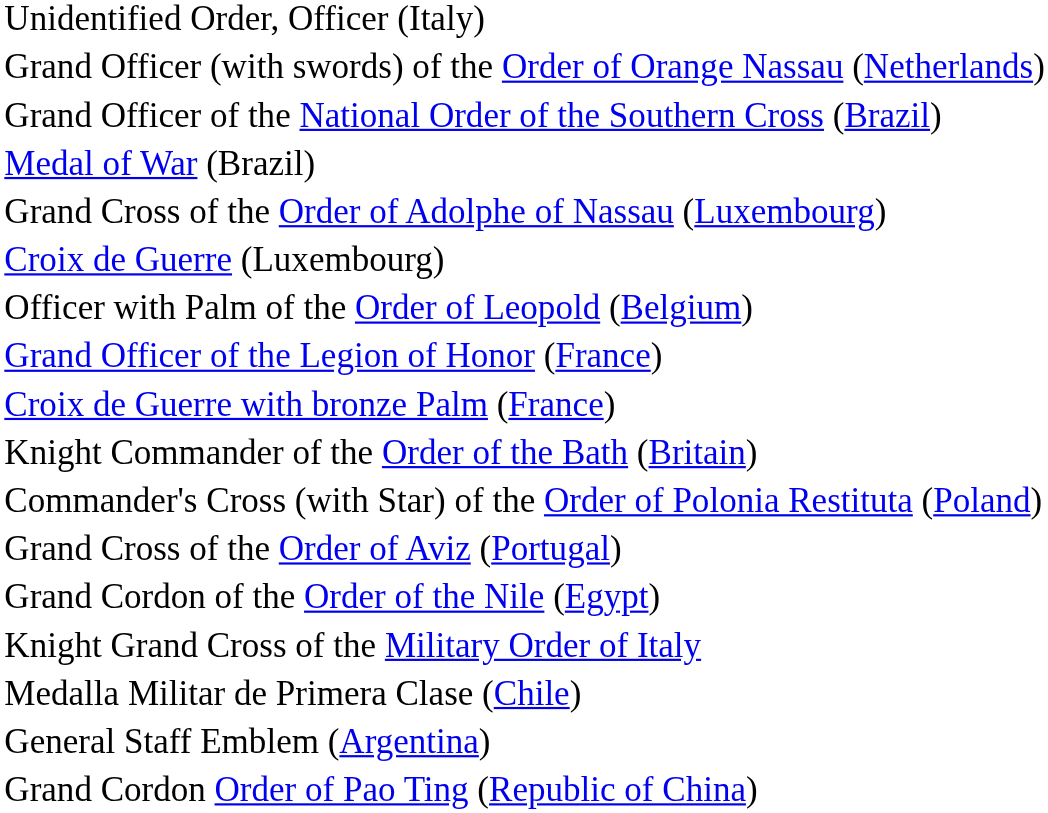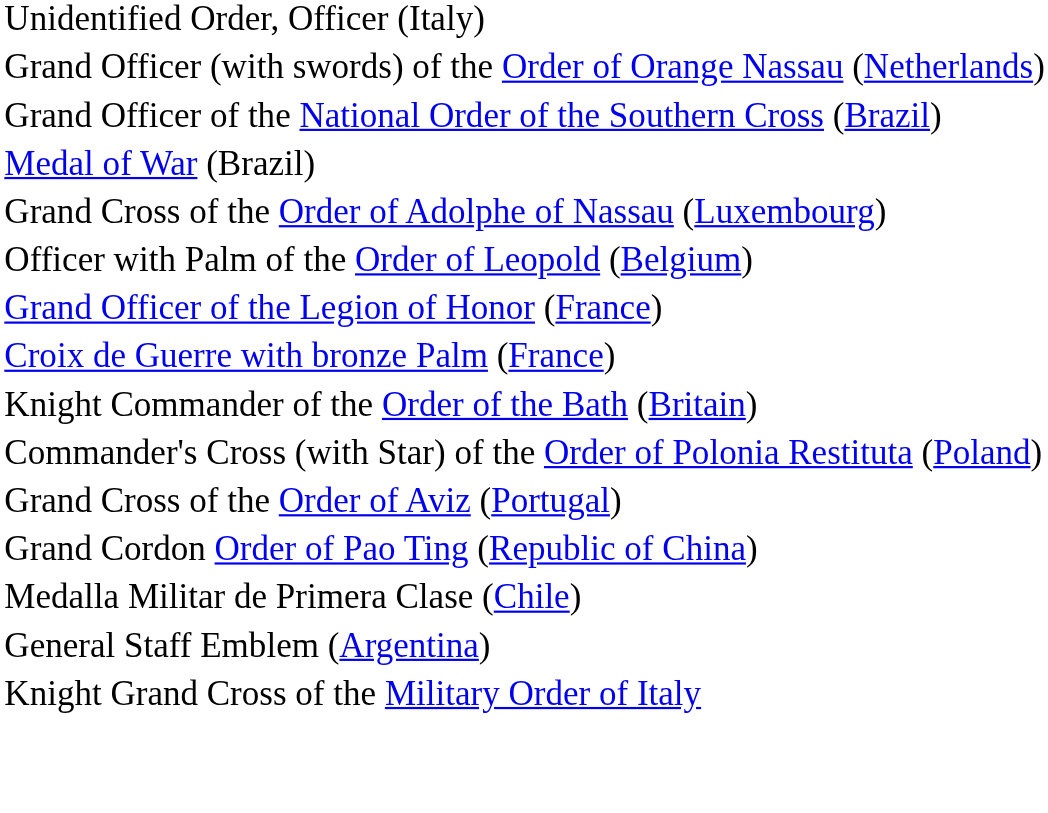- row: (224, 259)
- row: (332, 596)
rows swapped: (381, 789) <-> (353, 645)
